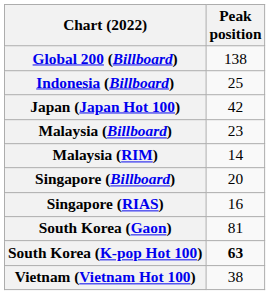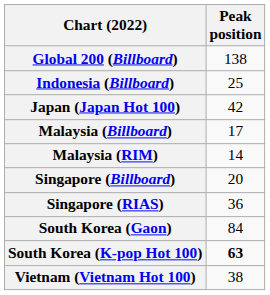(235, 131) 23 -> (235, 131) 17
(235, 204) 16 -> (235, 204) 36
(235, 228) 81 -> (235, 228) 84
